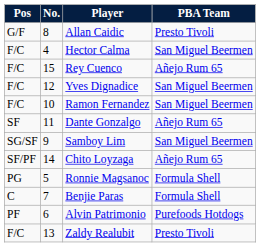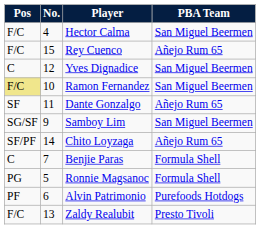- row: (95, 31)
(16, 86) F/C -> (11, 68) C
(16, 104) no background -> (16, 86) khaki background
rows swapped: (107, 178) <-> (94, 196)
